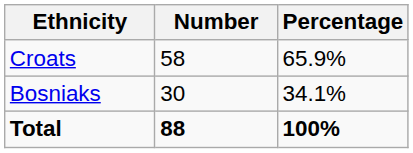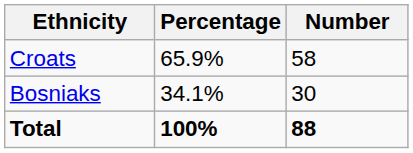columns swapped: (216, 22) <-> (343, 22)
